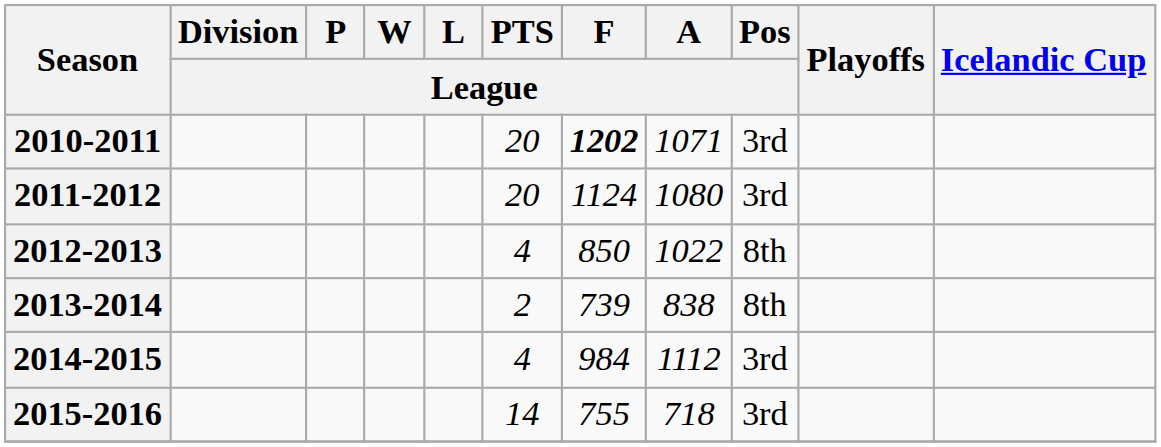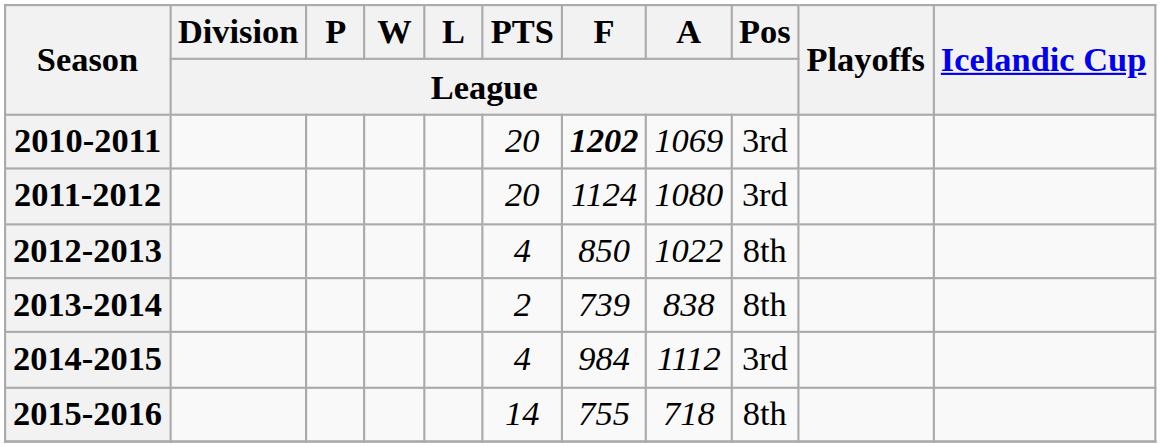(689, 140) 1071 -> (689, 140) 1069
(765, 413) 3rd -> (765, 413) 8th
